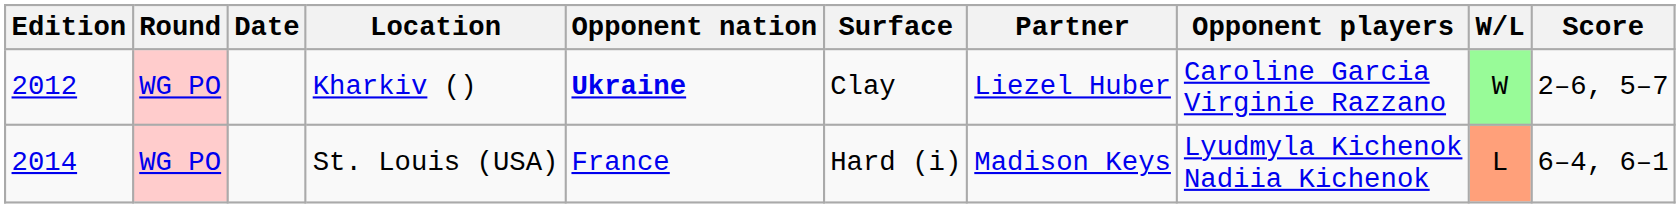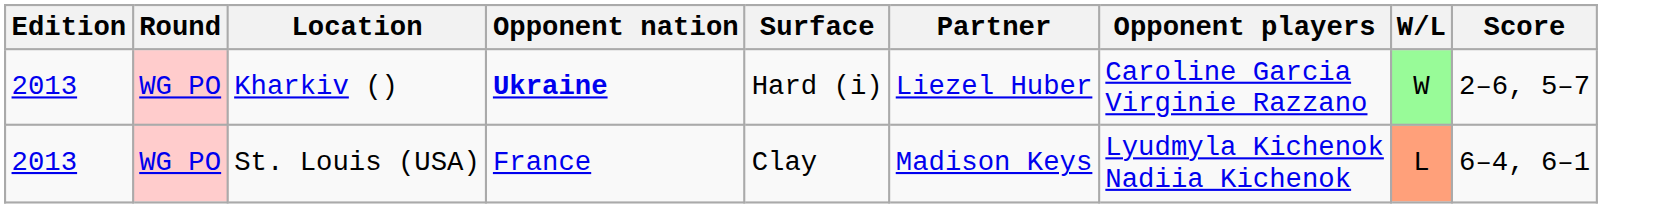- column: (267, 27)
(44, 88) 2012 -> (44, 88) 2013
(863, 88) Clay -> (817, 88) Hard (i)
(44, 164) 2014 -> (44, 164) 2013
(896, 164) Hard (i) -> (784, 164) Clay
